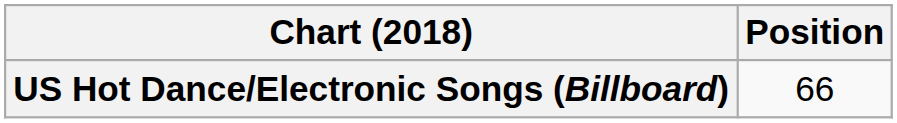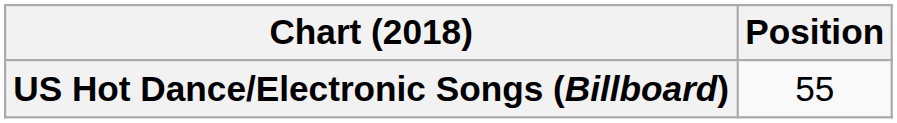(815, 88) 66 -> (815, 88) 55
